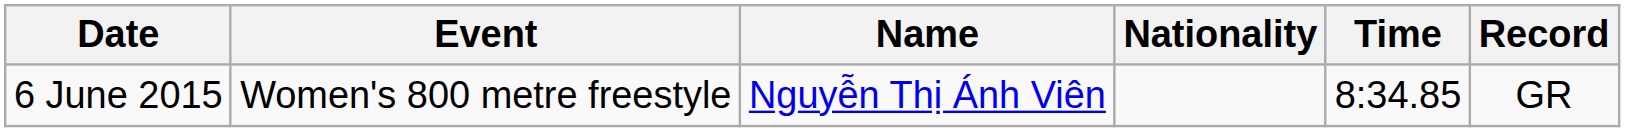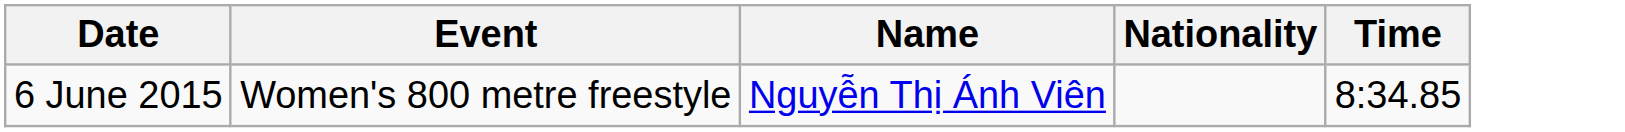- column: (1544, 34)
